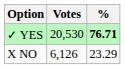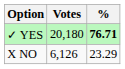(67, 34) 20,530 -> (67, 34) 20,180
